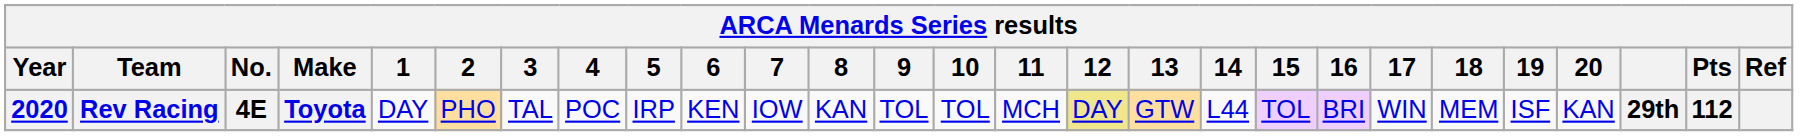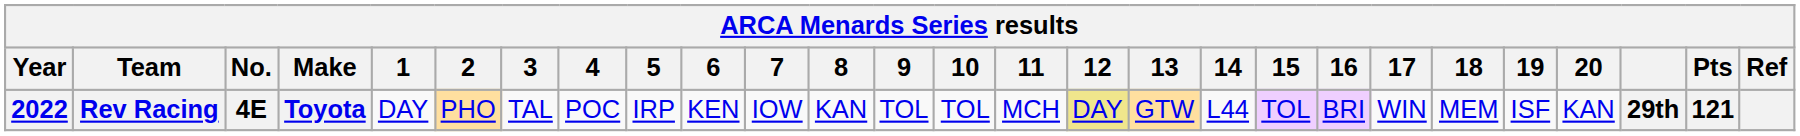(39, 110) 2020 -> (39, 110) 2022
(1712, 110) 112 -> (1713, 110) 121
